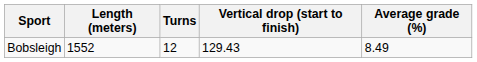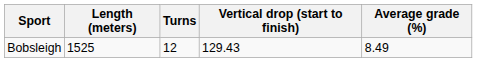(81, 47) 1552 -> (81, 47) 1525
